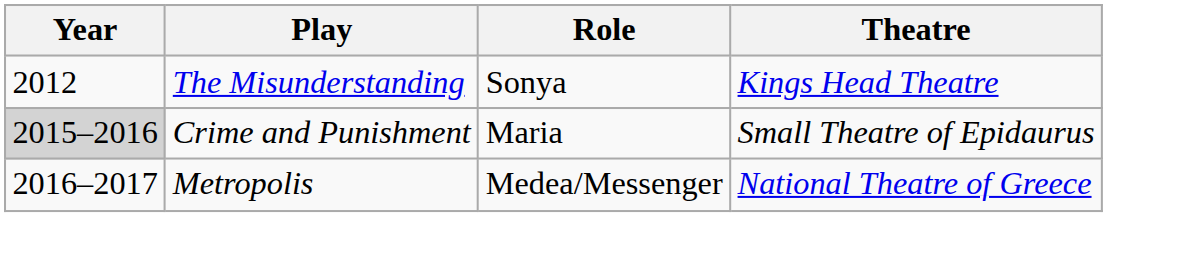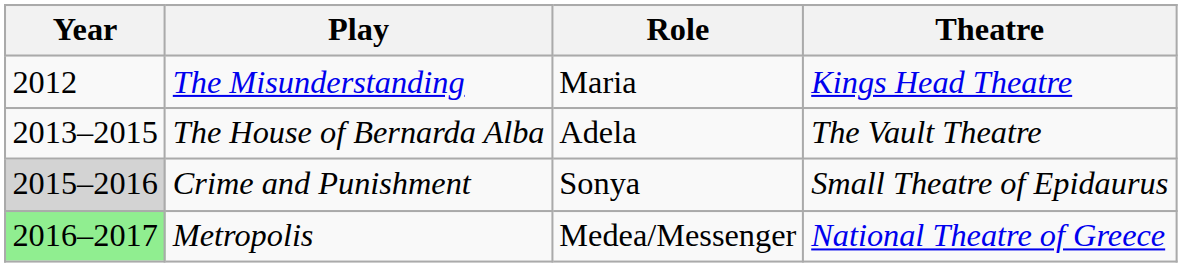(526, 81) Sonya -> (598, 81) Maria
+ row: (359, 132)
(524, 132) Maria -> (600, 183) Sonya
(85, 183) no background -> (85, 235) lightgreen background
